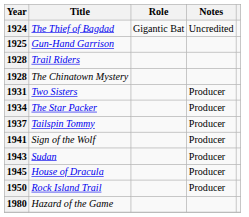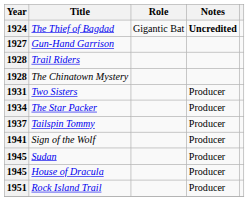(211, 28) normal -> (213, 28) bold
(17, 44) 1925 -> (17, 44) 1927
(17, 156) 1943 -> (17, 156) 1945
(17, 188) 1950 -> (17, 188) 1951
- row: (72, 204)
